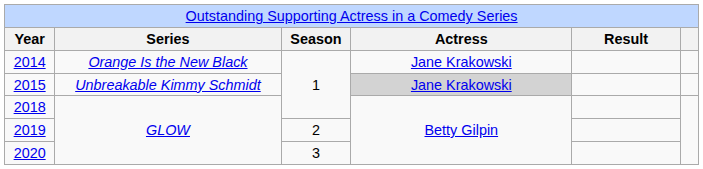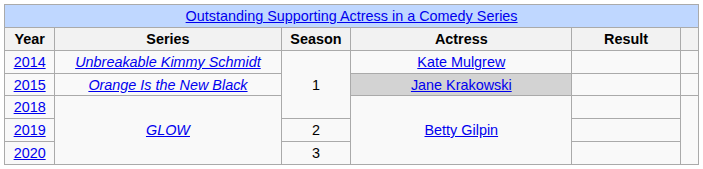(168, 62) Orange Is the New Black -> (168, 62) Unbreakable Kimmy Schmidt
(461, 62) Jane Krakowski -> (461, 62) Kate Mulgrew
(168, 85) Unbreakable Kimmy Schmidt -> (168, 85) Orange Is the New Black
